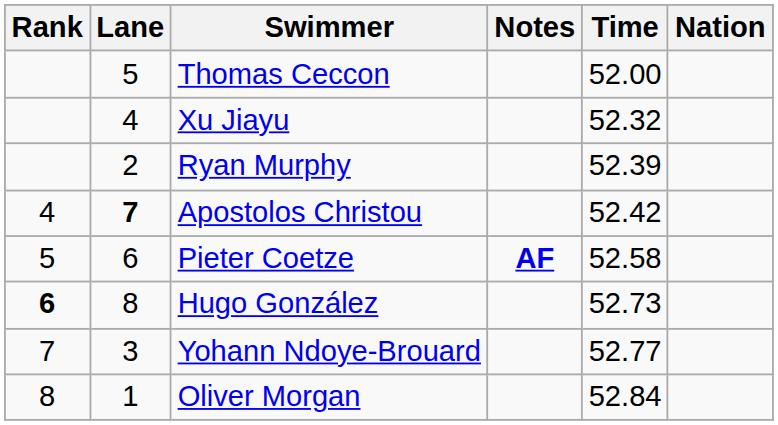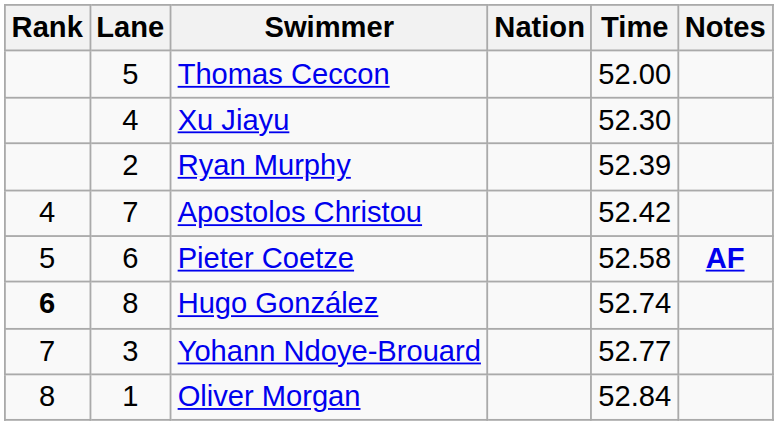columns swapped: (720, 27) <-> (535, 27)
(625, 119) 52.32 -> (635, 119) 52.30
(130, 212) bold -> (130, 212) normal
(625, 304) 52.73 -> (635, 304) 52.74
